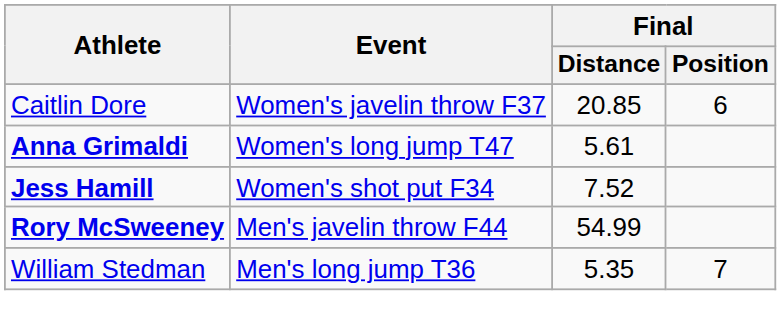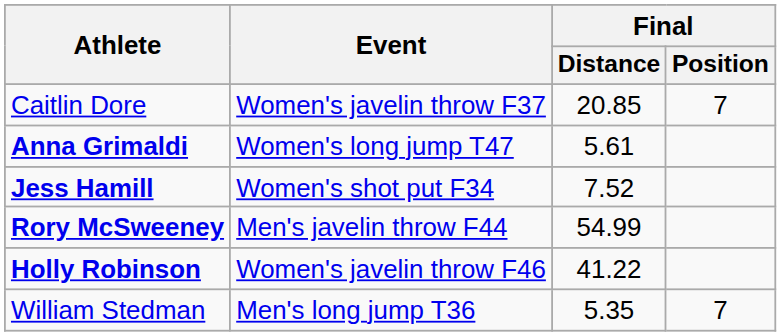(720, 105) 6 -> (720, 105) 7
+ row: (106, 269)
